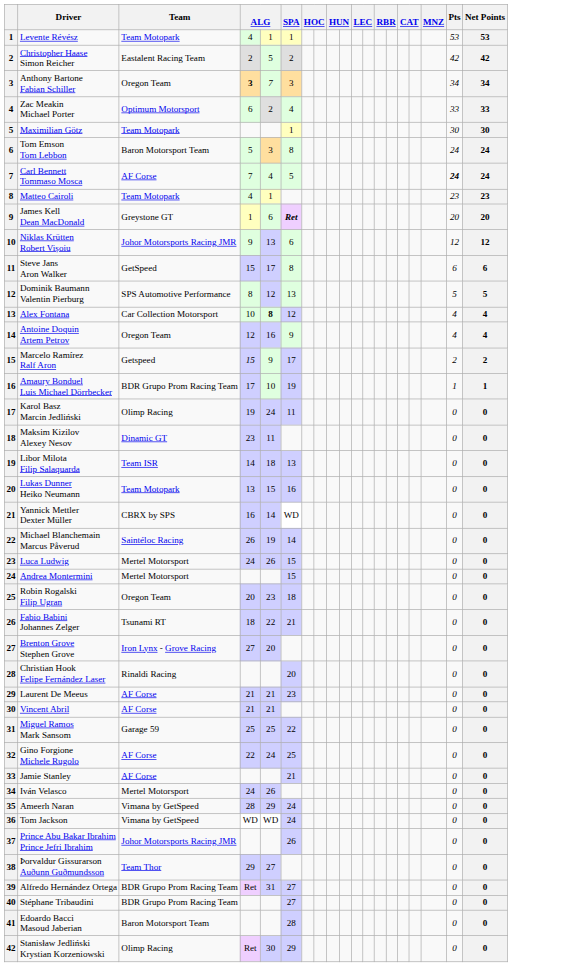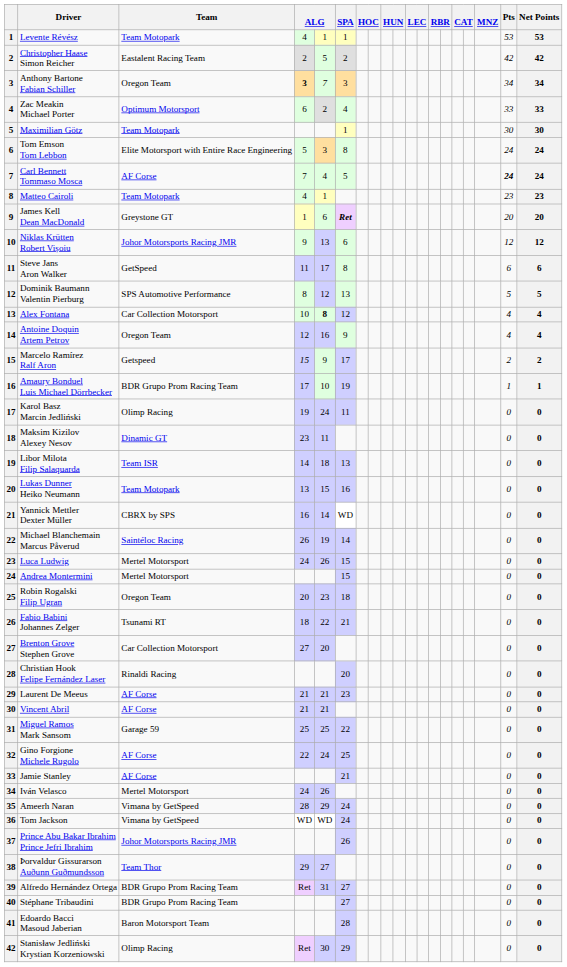(165, 150) Baron Motorsport Team -> (207, 150) Elite Motorsport with Entire Race Engineering
(250, 268) 15 -> (304, 268) 11
(169, 647) Iron Lynx - Grove Racing -> (170, 647) Car Collection Motorsport
